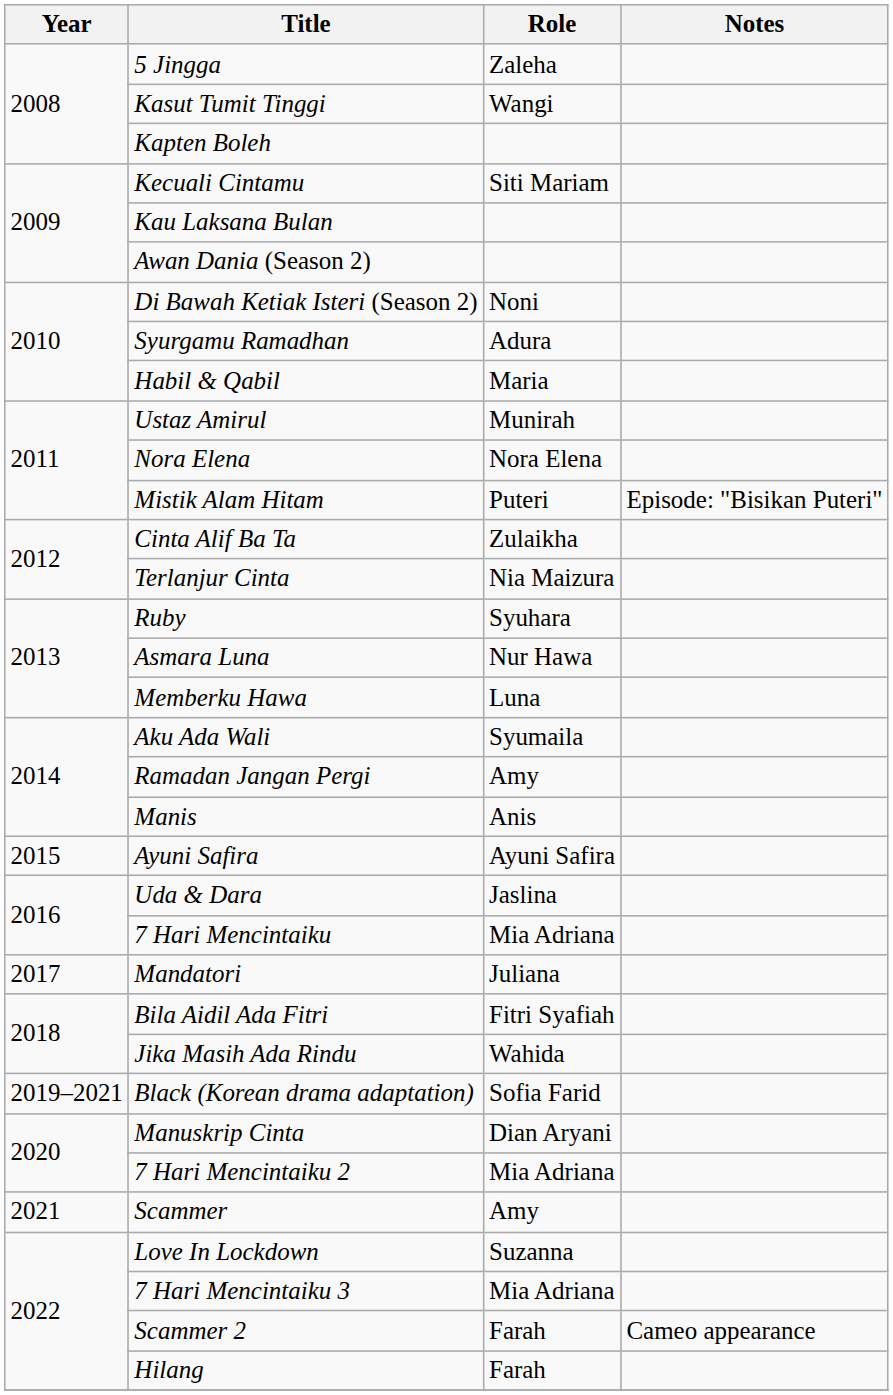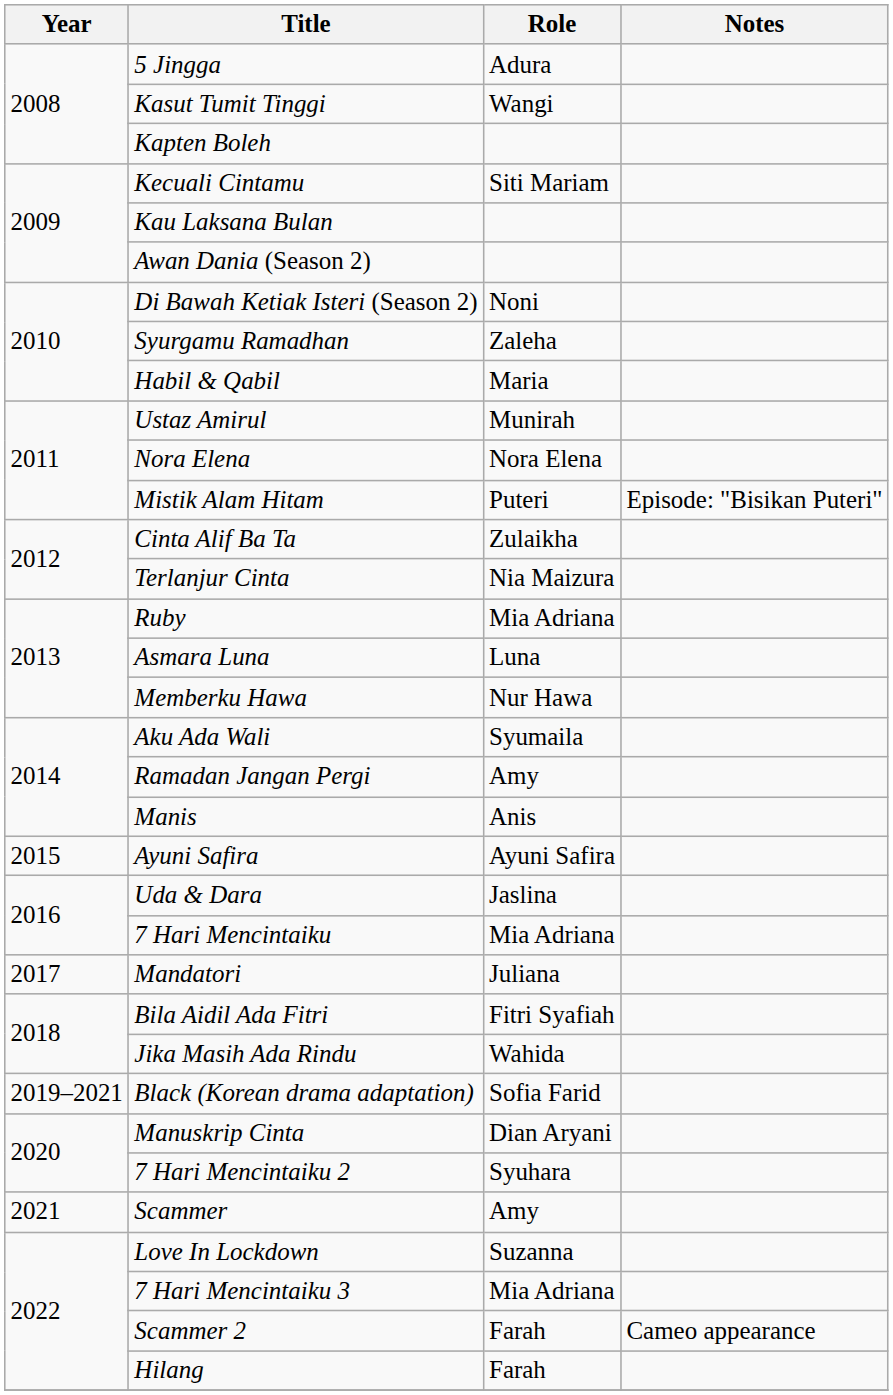(523, 63) Zaleha -> (520, 63) Adura
(520, 340) Adura -> (523, 340) Zaleha
(530, 618) Syuhara -> (552, 618) Mia Adriana
(541, 657) Nur Hawa -> (515, 657) Luna
(515, 697) Luna -> (541, 697) Nur Hawa
(552, 1172) Mia Adriana -> (530, 1172) Syuhara
